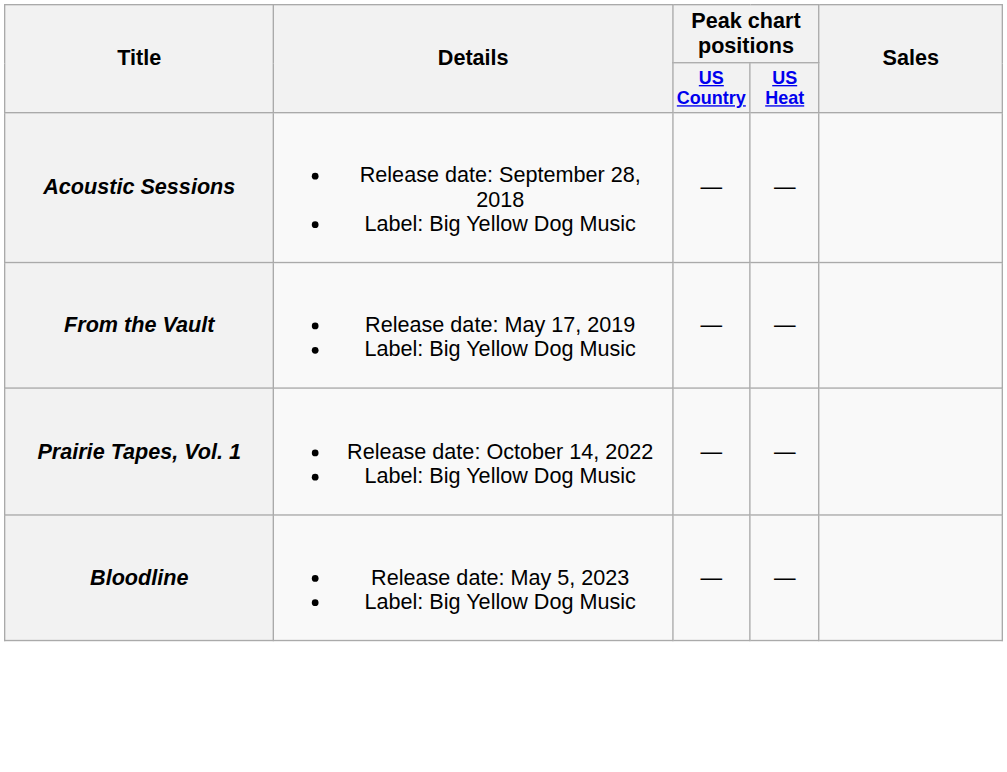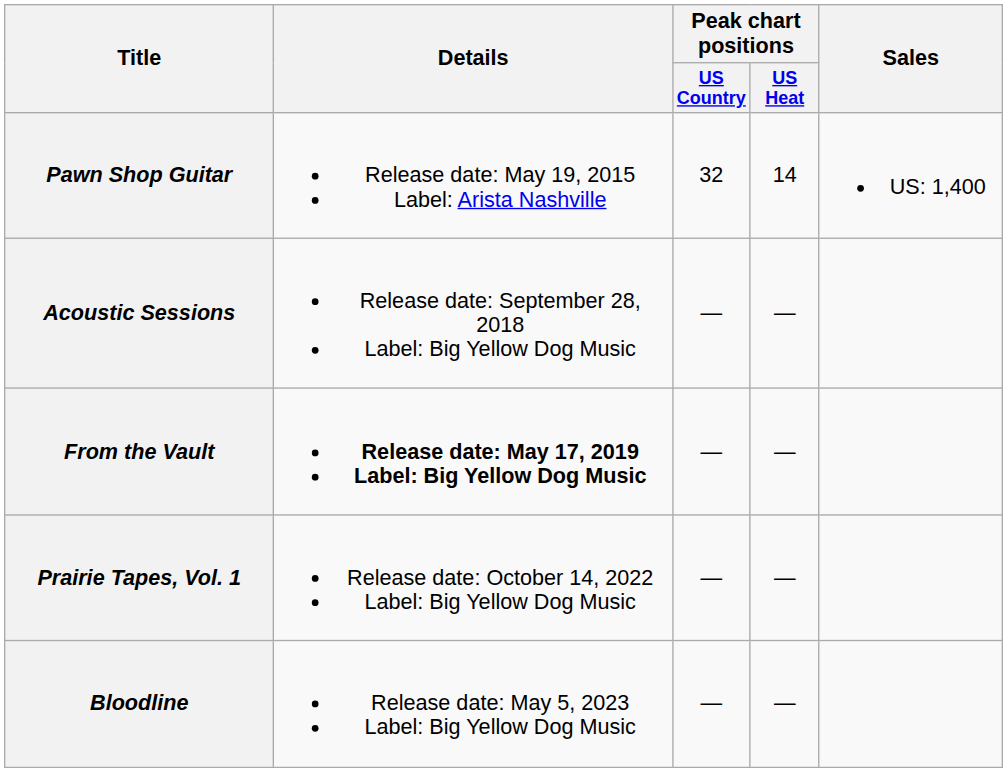+ row: (139, 175)
(473, 338) normal -> (473, 464) bold
